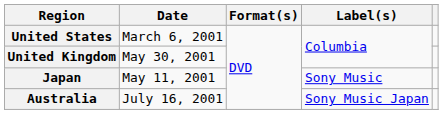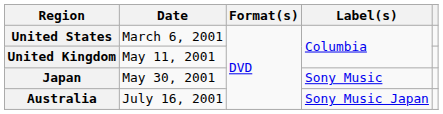(169, 57) May 30, 2001 -> (169, 57) May 11, 2001
(169, 78) May 11, 2001 -> (169, 78) May 30, 2001
